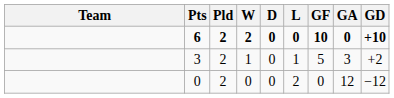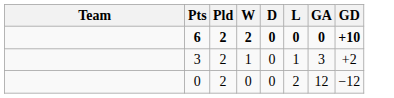- column: (321, 15)
